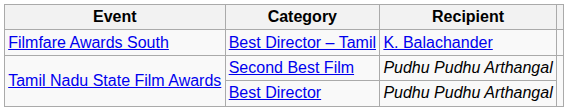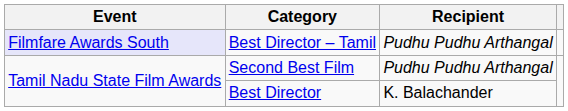(89, 42) no background -> (89, 42) lavender background
(438, 42) K. Balachander -> (468, 42) Pudhu Pudhu Arthangal
(468, 93) Pudhu Pudhu Arthangal -> (438, 93) K. Balachander
